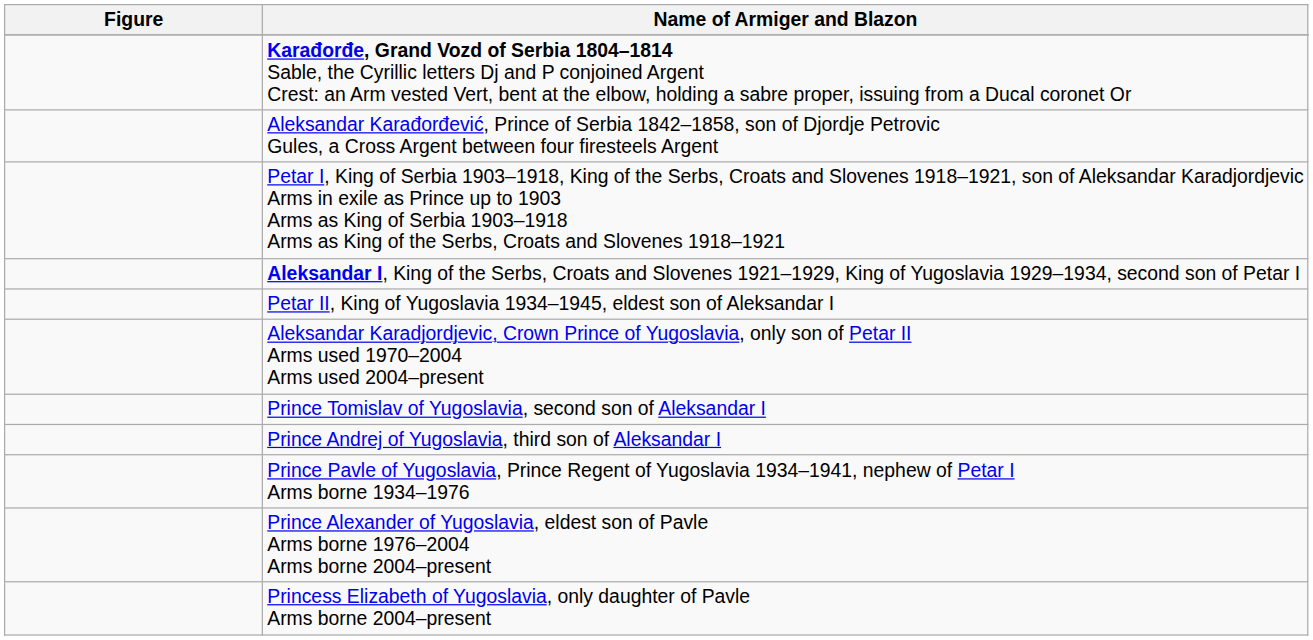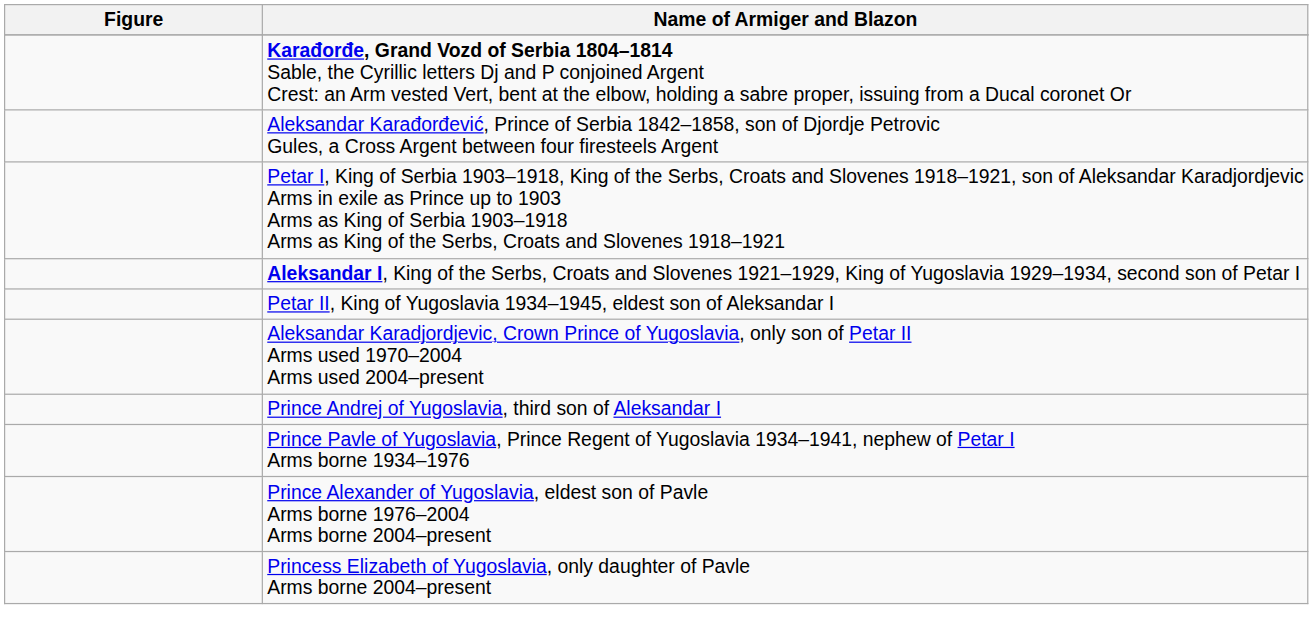- row: (517, 409)
